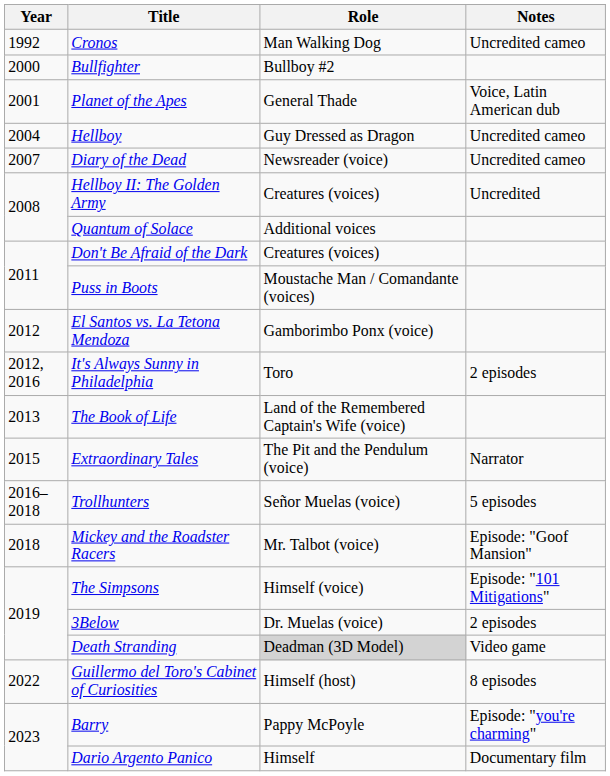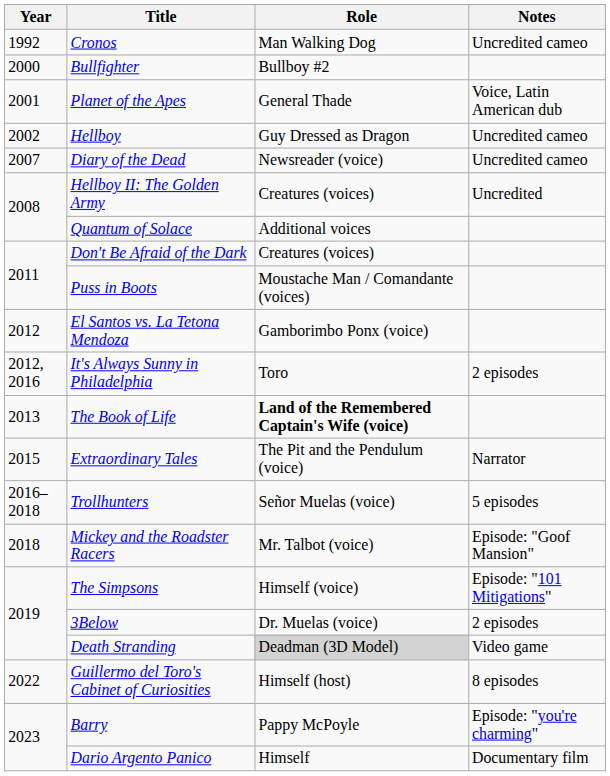(24, 135) 2004 -> (24, 135) 2002
(344, 416) normal -> (345, 416) bold
